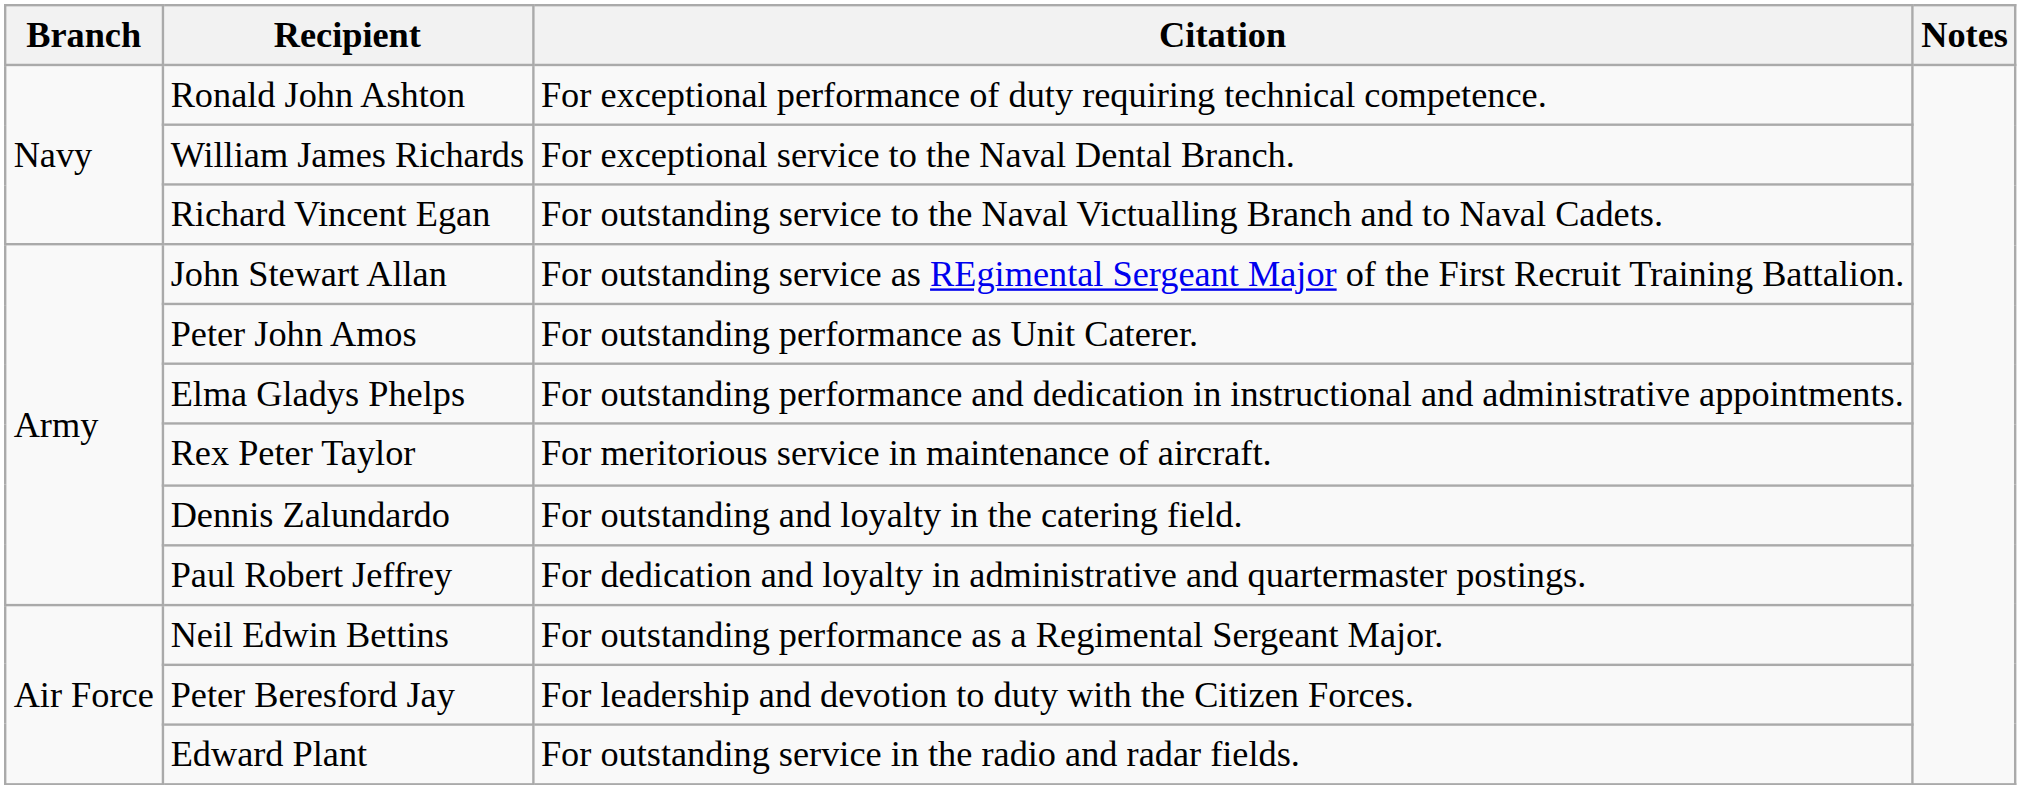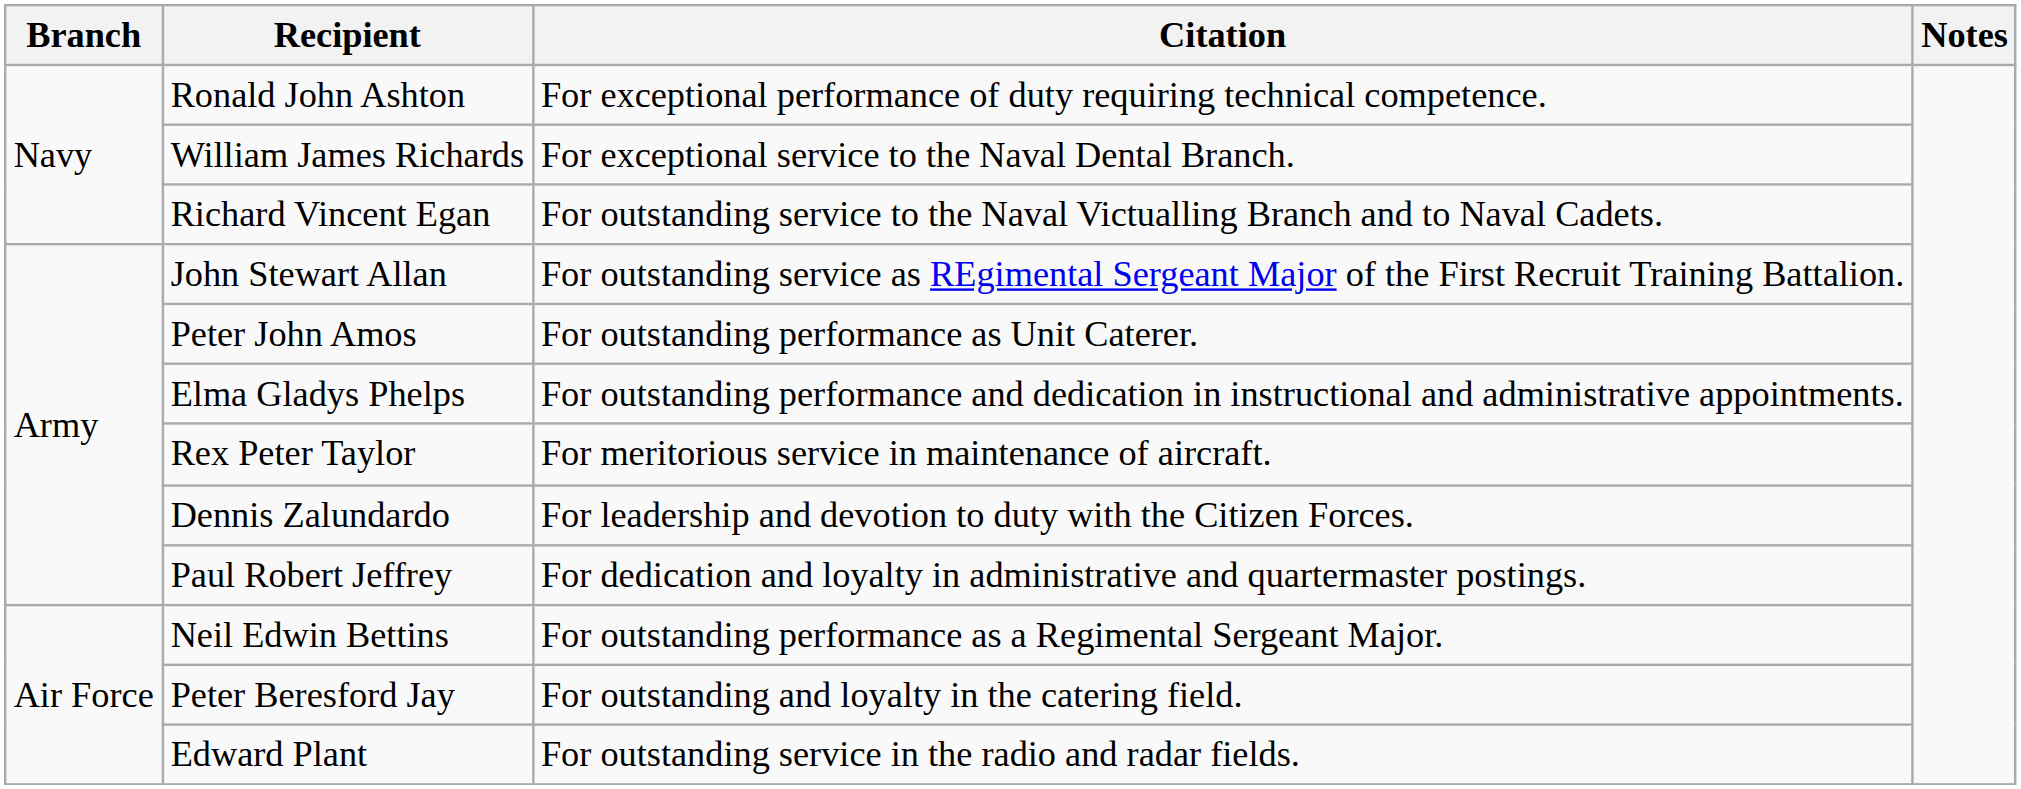(892, 513) For outstanding and loyalty in the catering field. -> (977, 513) For leadership and devotion to duty with the Citizen Forces.
(977, 693) For leadership and devotion to duty with the Citizen Forces. -> (892, 693) For outstanding and loyalty in the catering field.
